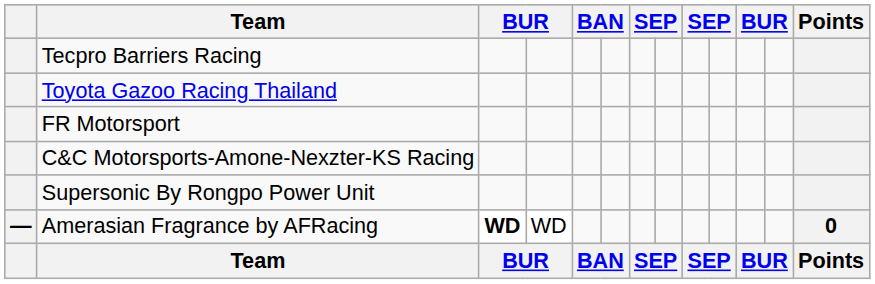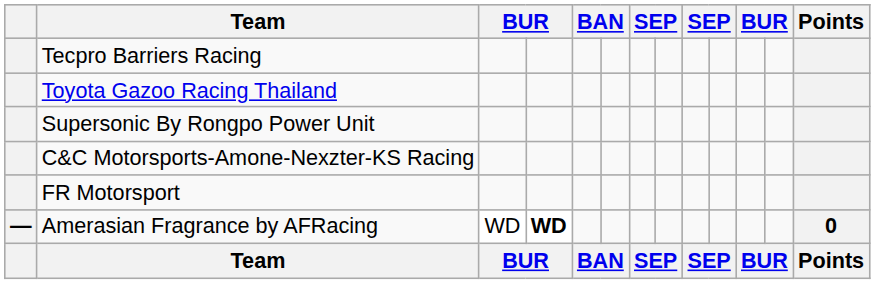rows swapped: (208, 192) <-> (111, 124)
(502, 226) bold -> (502, 226) normal
(549, 226) normal -> (549, 226) bold
